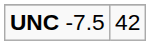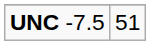(128, 22) 42 -> (128, 22) 51
